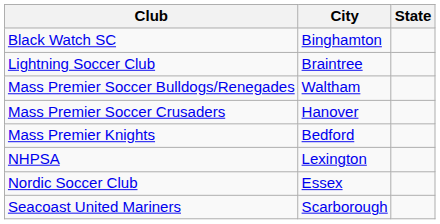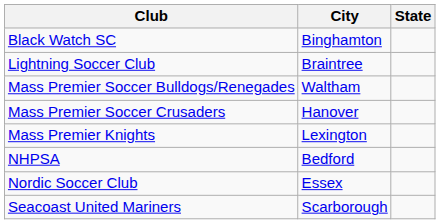(328, 135) Bedford -> (334, 135) Lexington
(334, 159) Lexington -> (328, 159) Bedford
